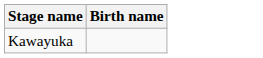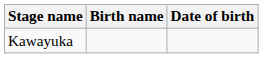+ column: (212, 16)
